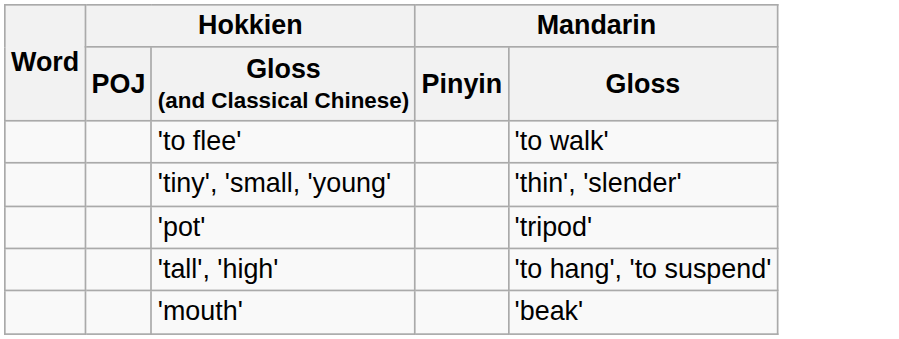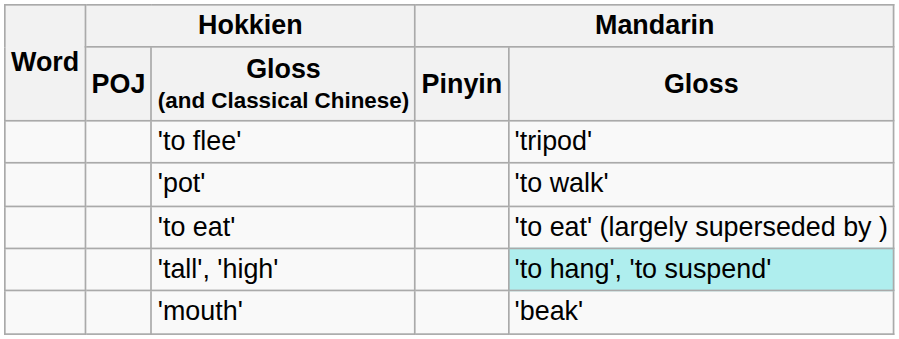(562, 141) 'to walk' -> (553, 141) 'tripod'
- row: (274, 183)
(553, 226) 'tripod' -> (562, 183) 'to walk'
+ row: (197, 226)
(643, 269) no background -> (643, 269) paleturquoise background
